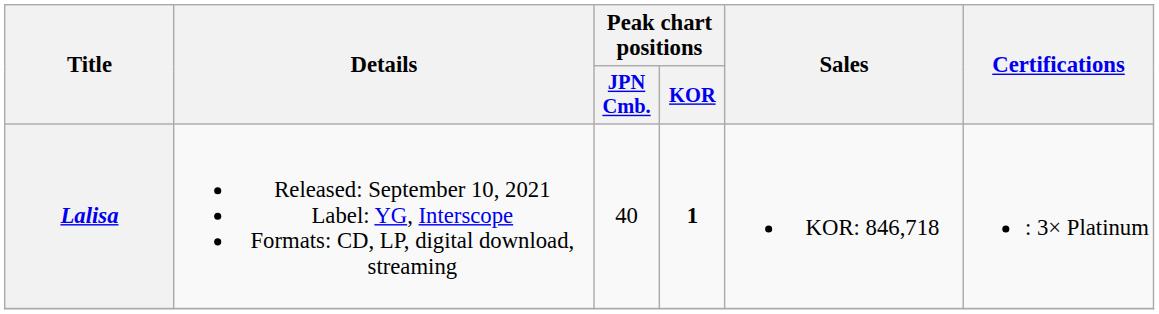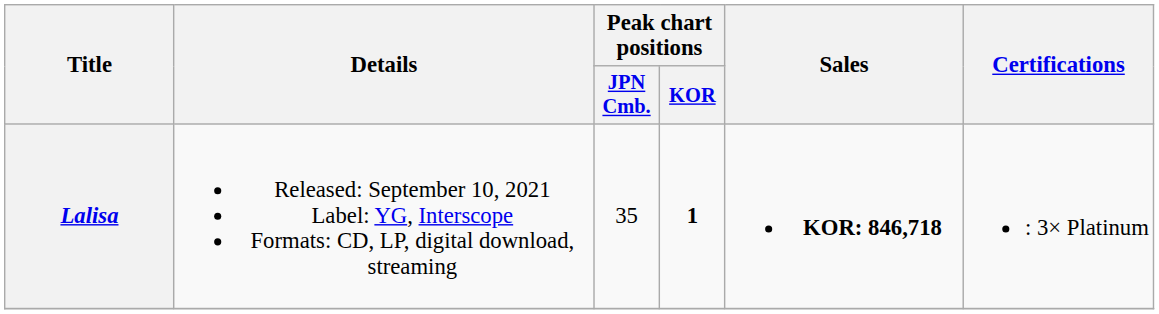(627, 215) 40 -> (627, 215) 35
(844, 229) normal -> (844, 229) bold
